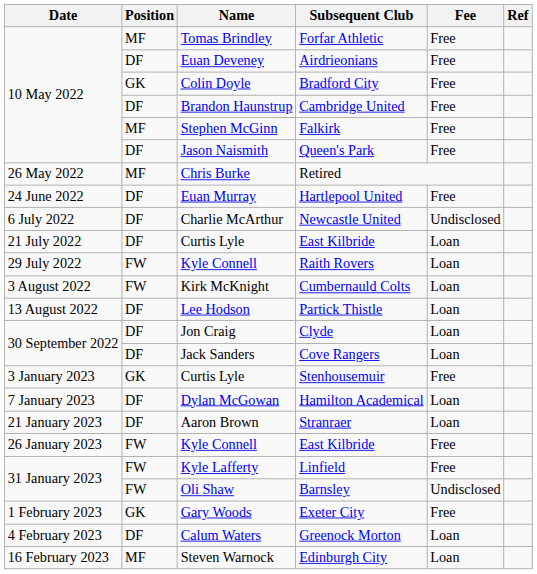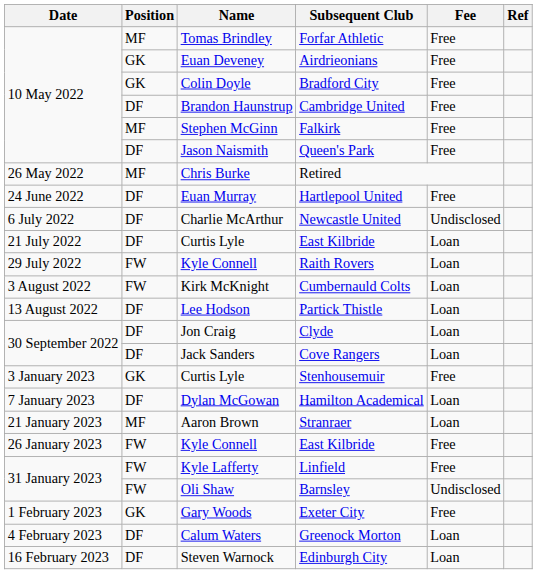(134, 60) DF -> (135, 60) GK
(134, 422) DF -> (135, 422) MF
(135, 557) MF -> (134, 557) DF
